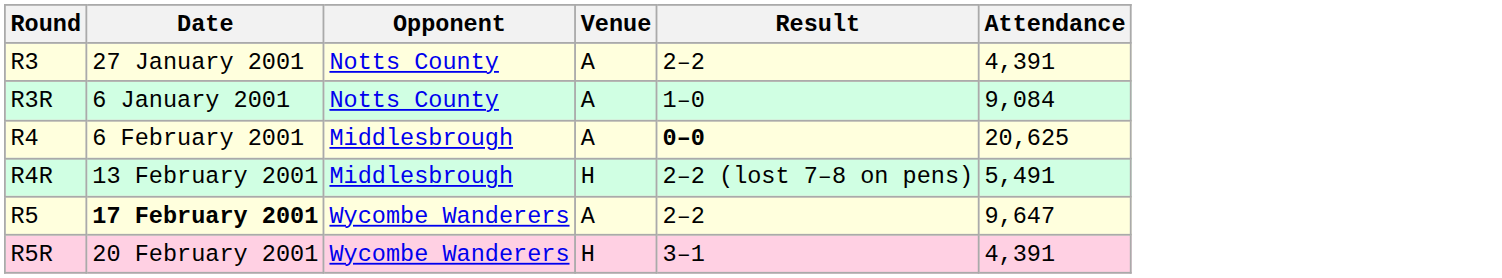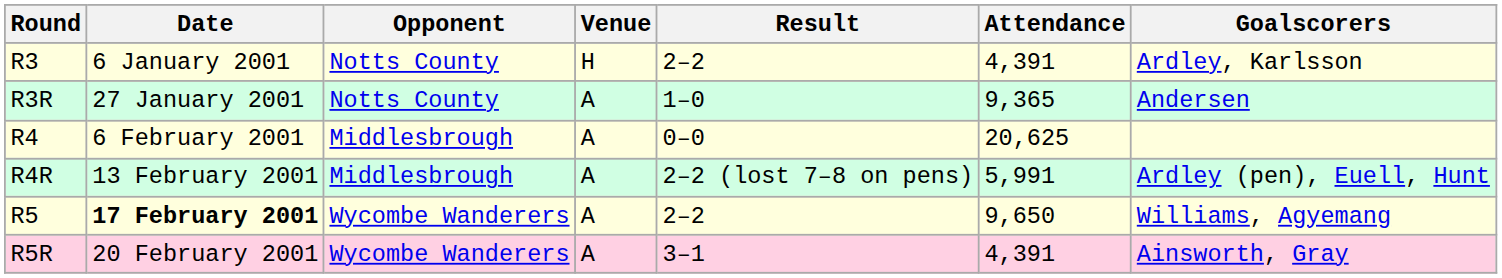+ column: (1313, 24)
(198, 62) 27 January 2001 -> (191, 62) 6 January 2001
(588, 62) A -> (588, 62) H
(191, 101) 6 January 2001 -> (198, 101) 27 January 2001
(1020, 101) 9,084 -> (1020, 101) 9,365
(684, 139) bold -> (684, 139) normal
(588, 177) H -> (588, 177) A
(1020, 177) 5,491 -> (1020, 177) 5,991
(1020, 216) 9,647 -> (1020, 216) 9,650
(588, 254) H -> (588, 254) A
